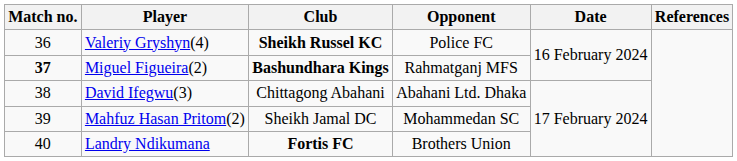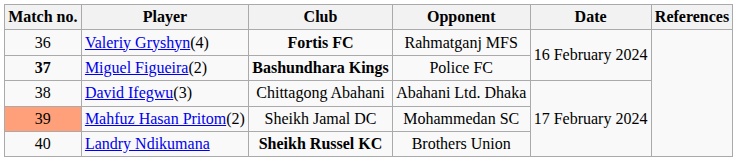(320, 42) Sheikh Russel KC -> (320, 42) Fortis FC
(461, 42) Police FC -> (461, 42) Rahmatganj MFS
(461, 67) Rahmatganj MFS -> (461, 67) Police FC
(43, 118) no background -> (43, 118) lightsalmon background
(320, 144) Fortis FC -> (320, 144) Sheikh Russel KC
